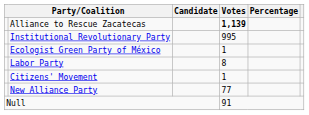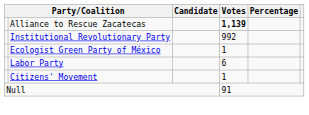(229, 37) 995 -> (229, 37) 992
(224, 63) 8 -> (224, 63) 6
- row: (54, 90)
